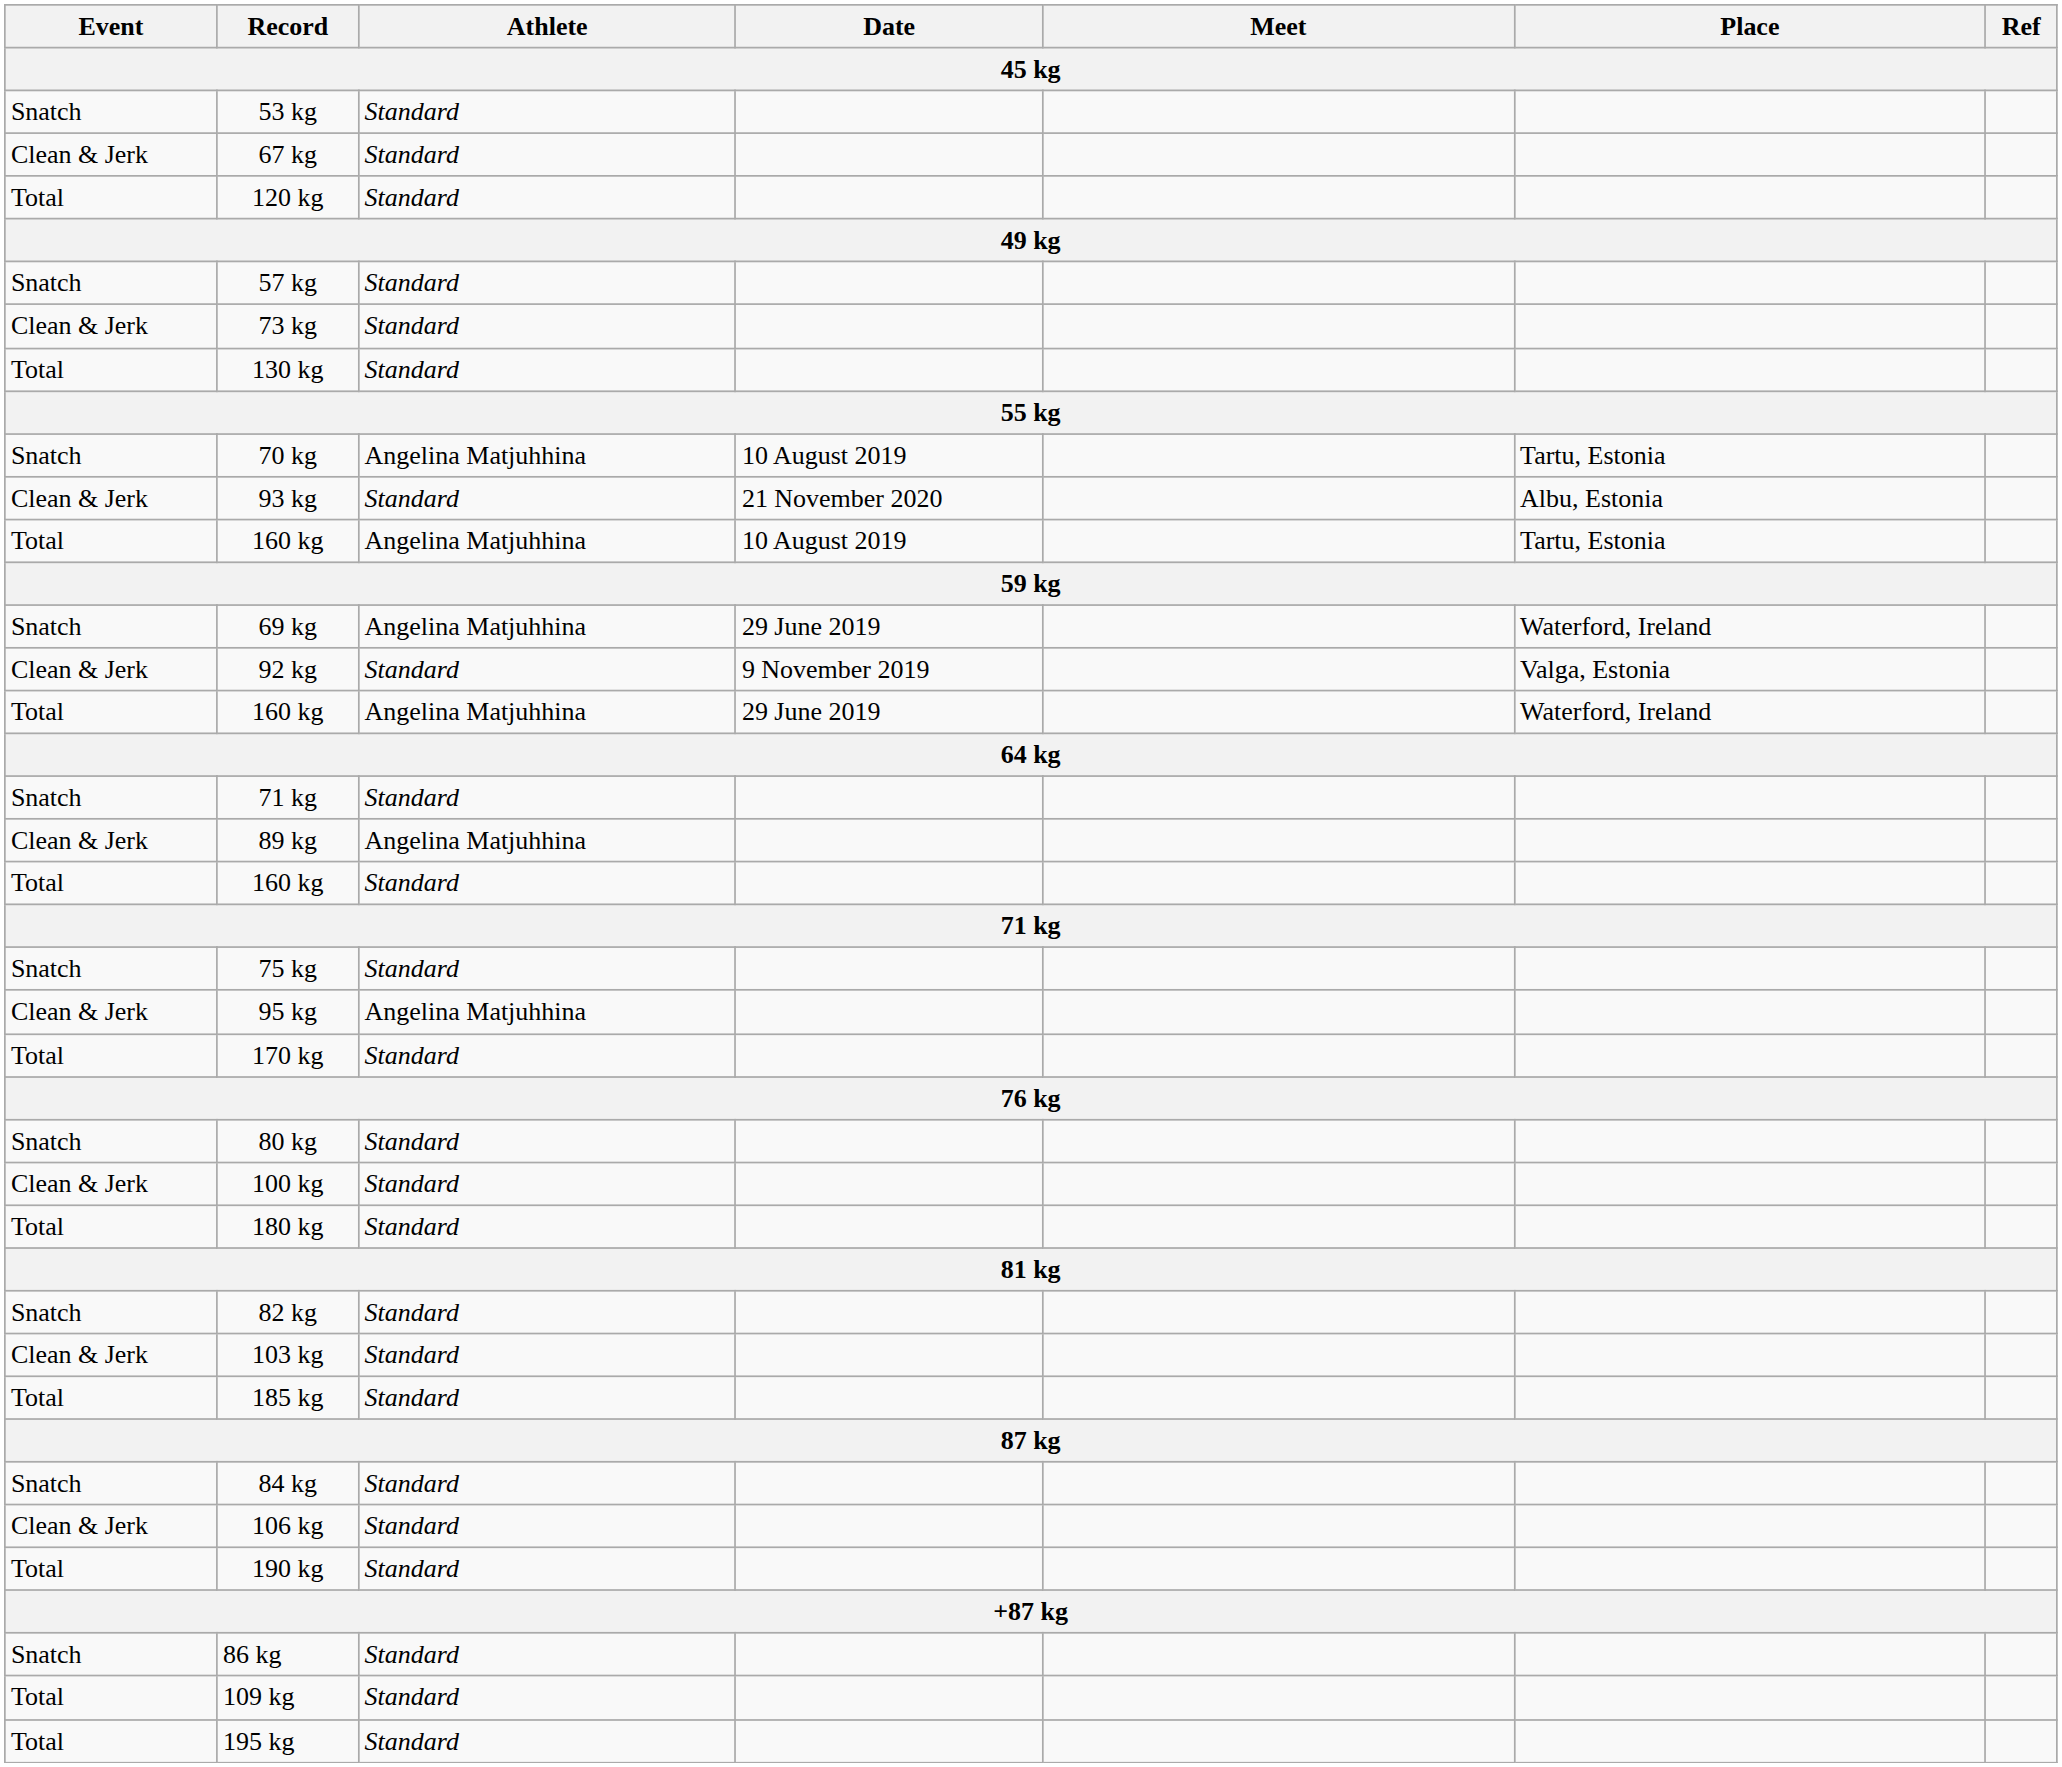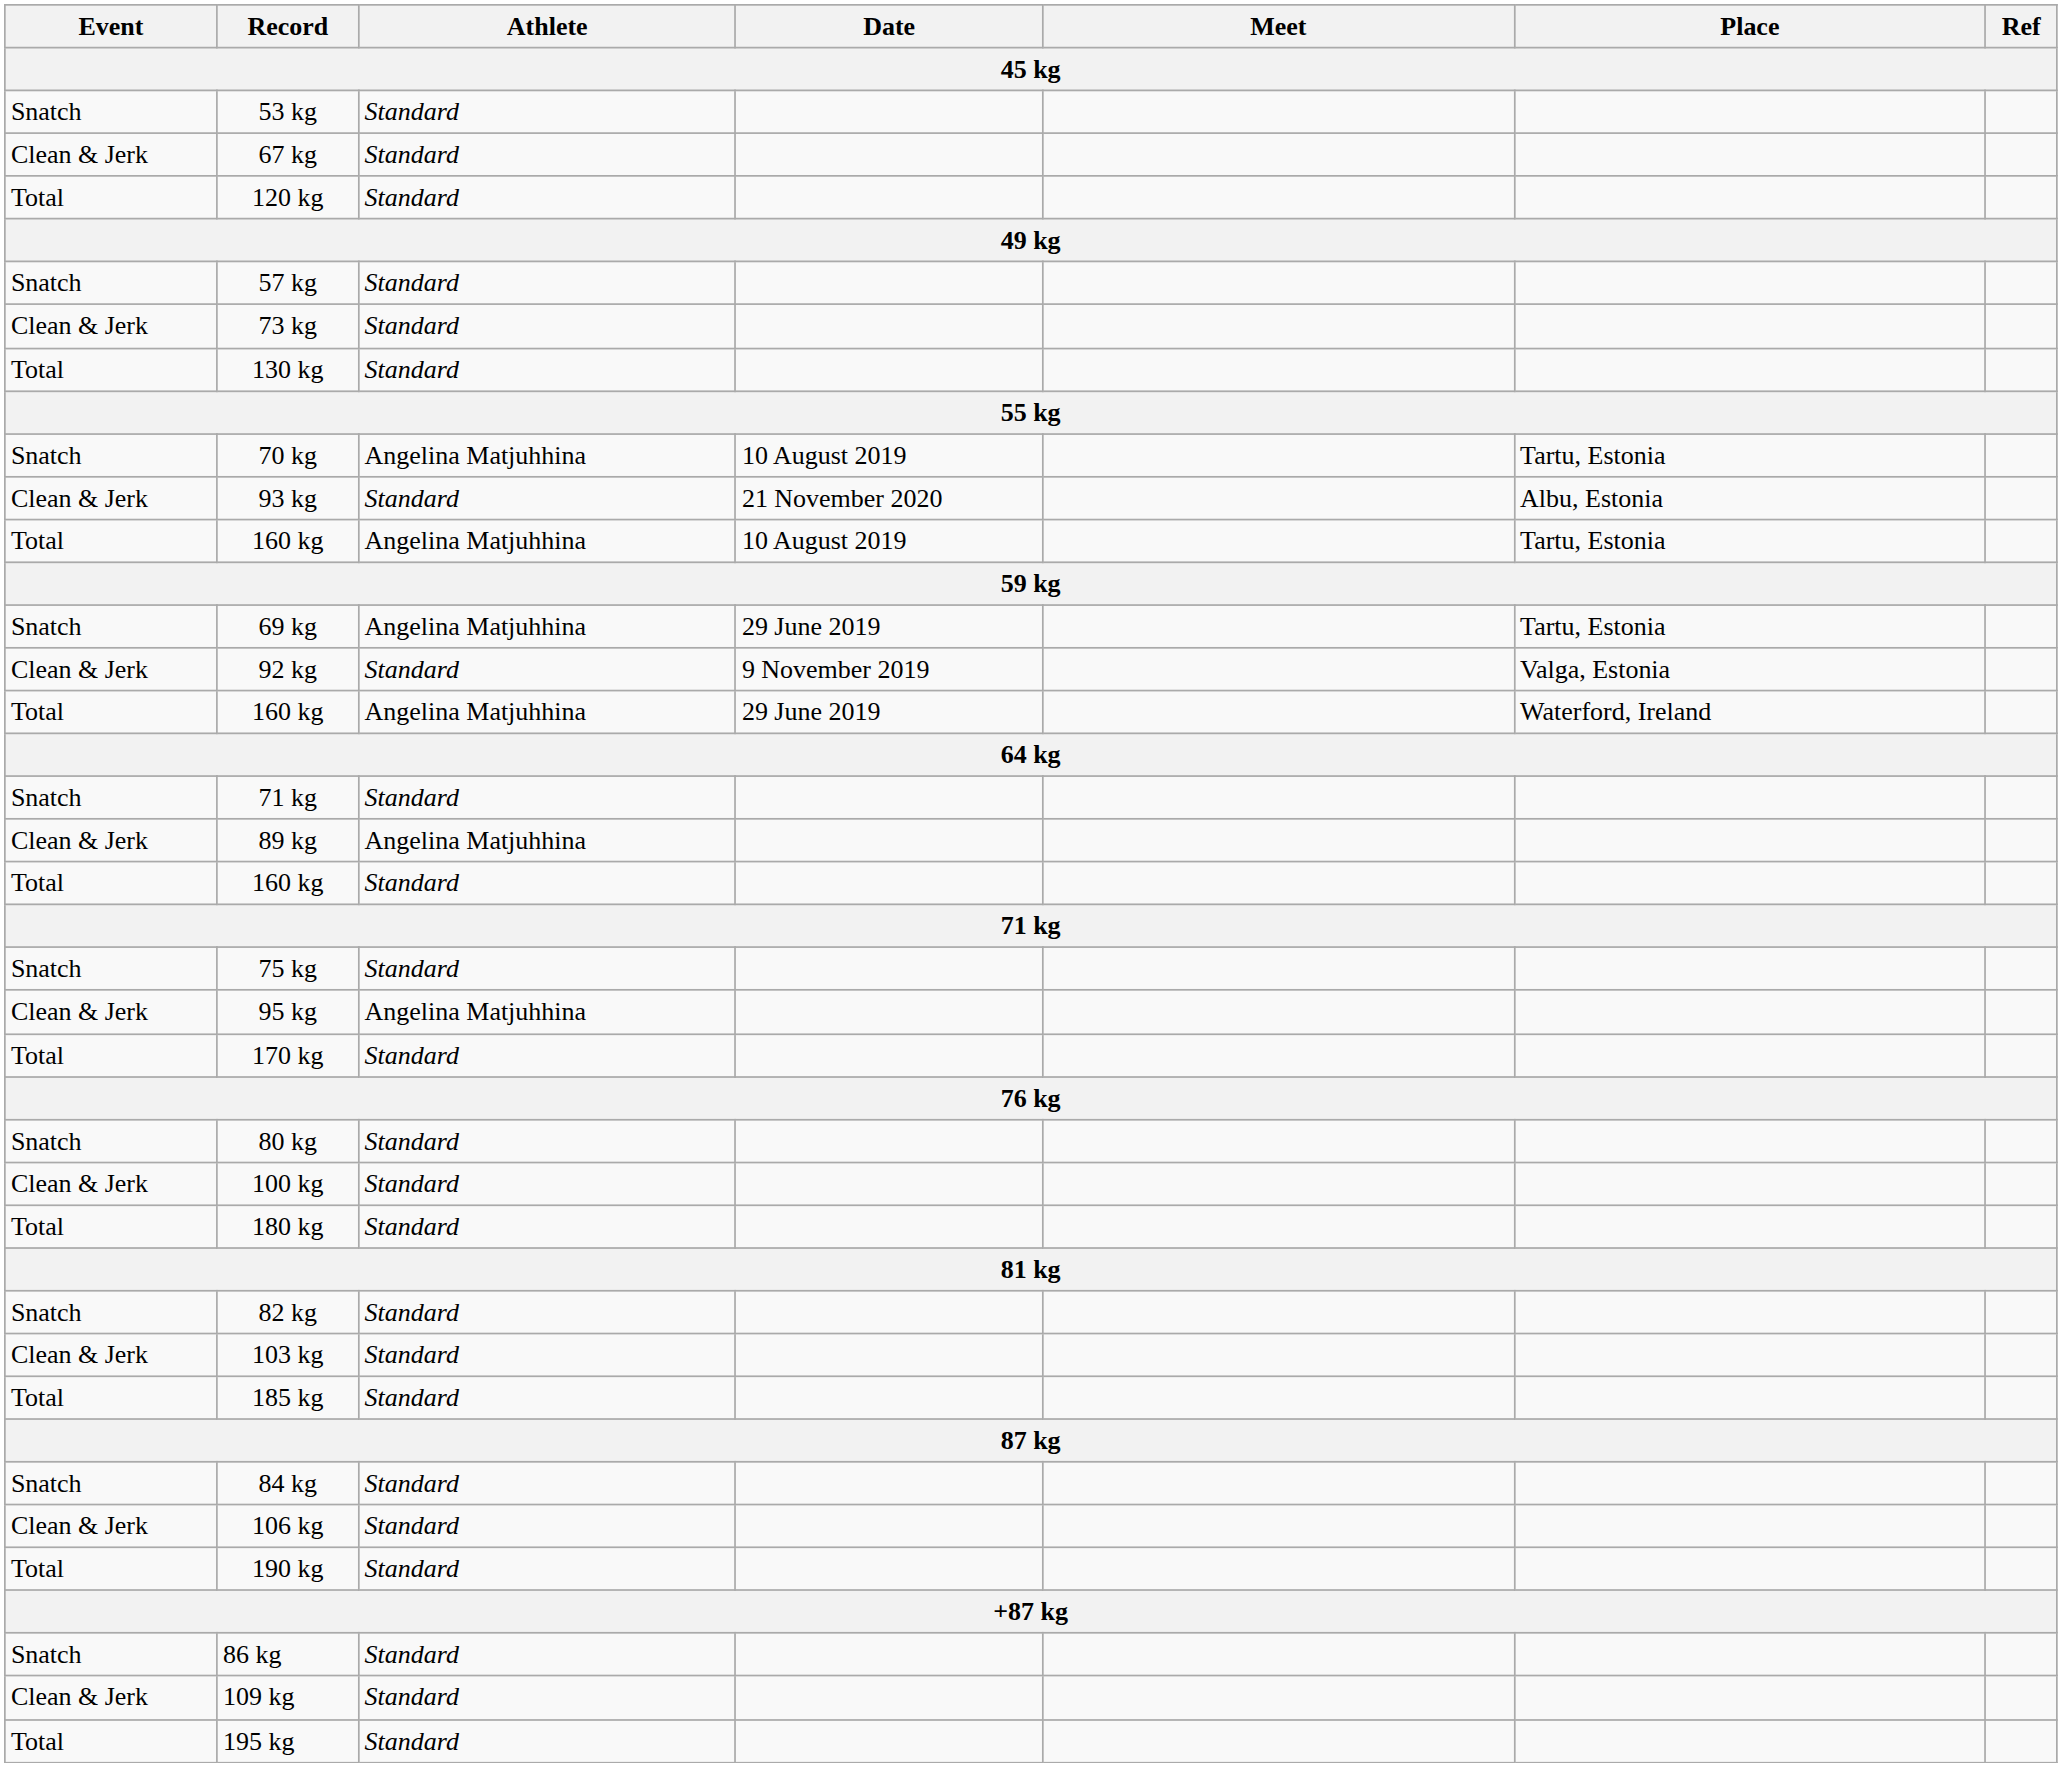(1616, 626) Waterford, Ireland -> (1593, 626) Tartu, Estonia
(37, 1697) Total -> (79, 1697) Clean & Jerk
